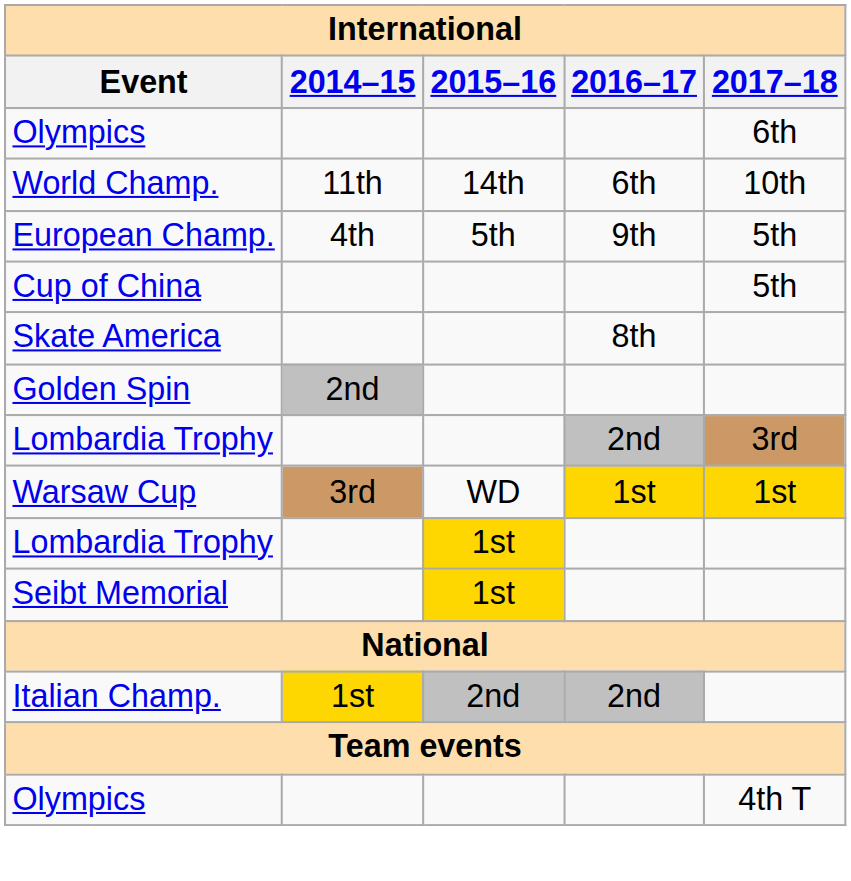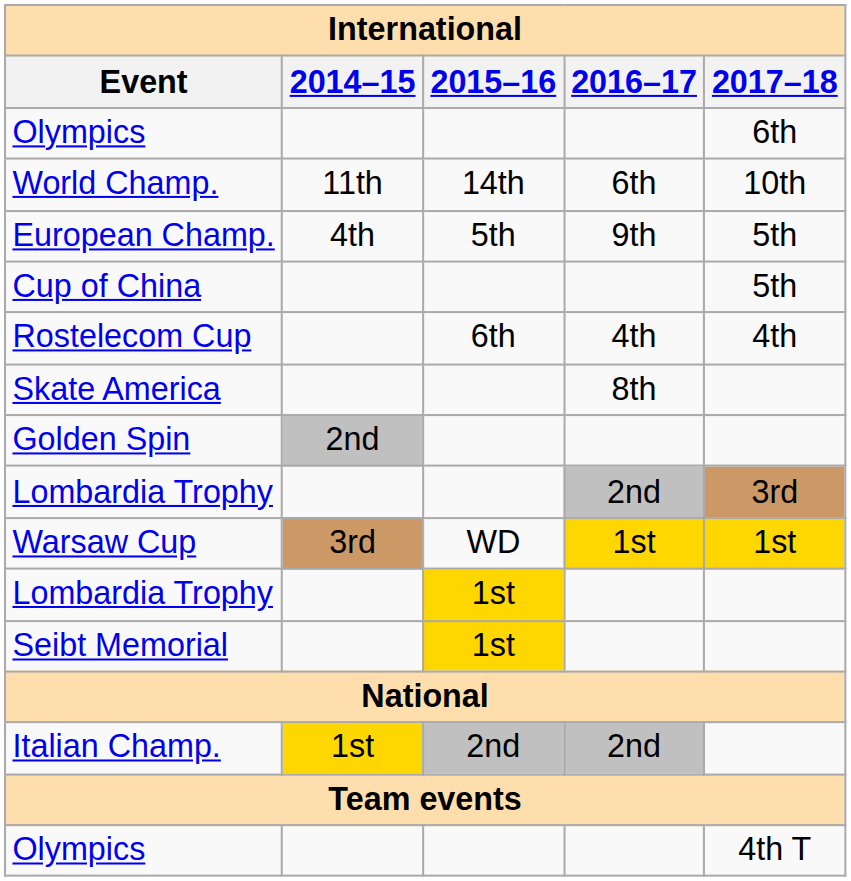+ row: (132, 337)
